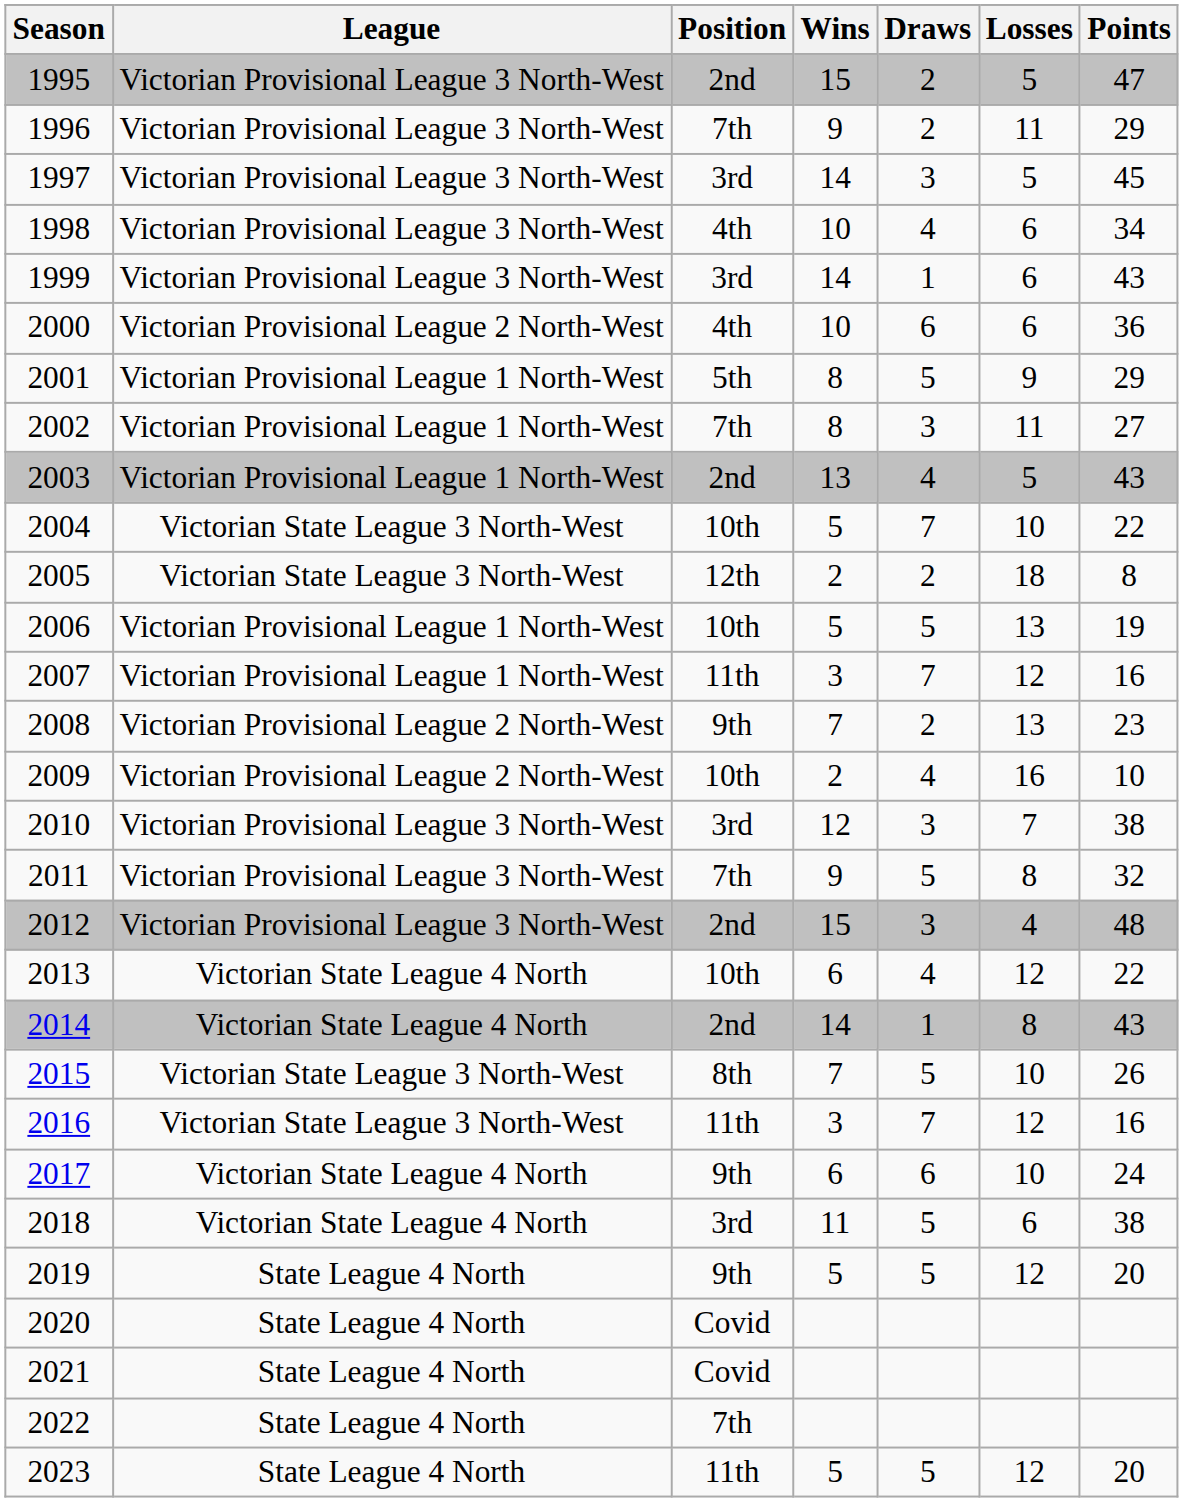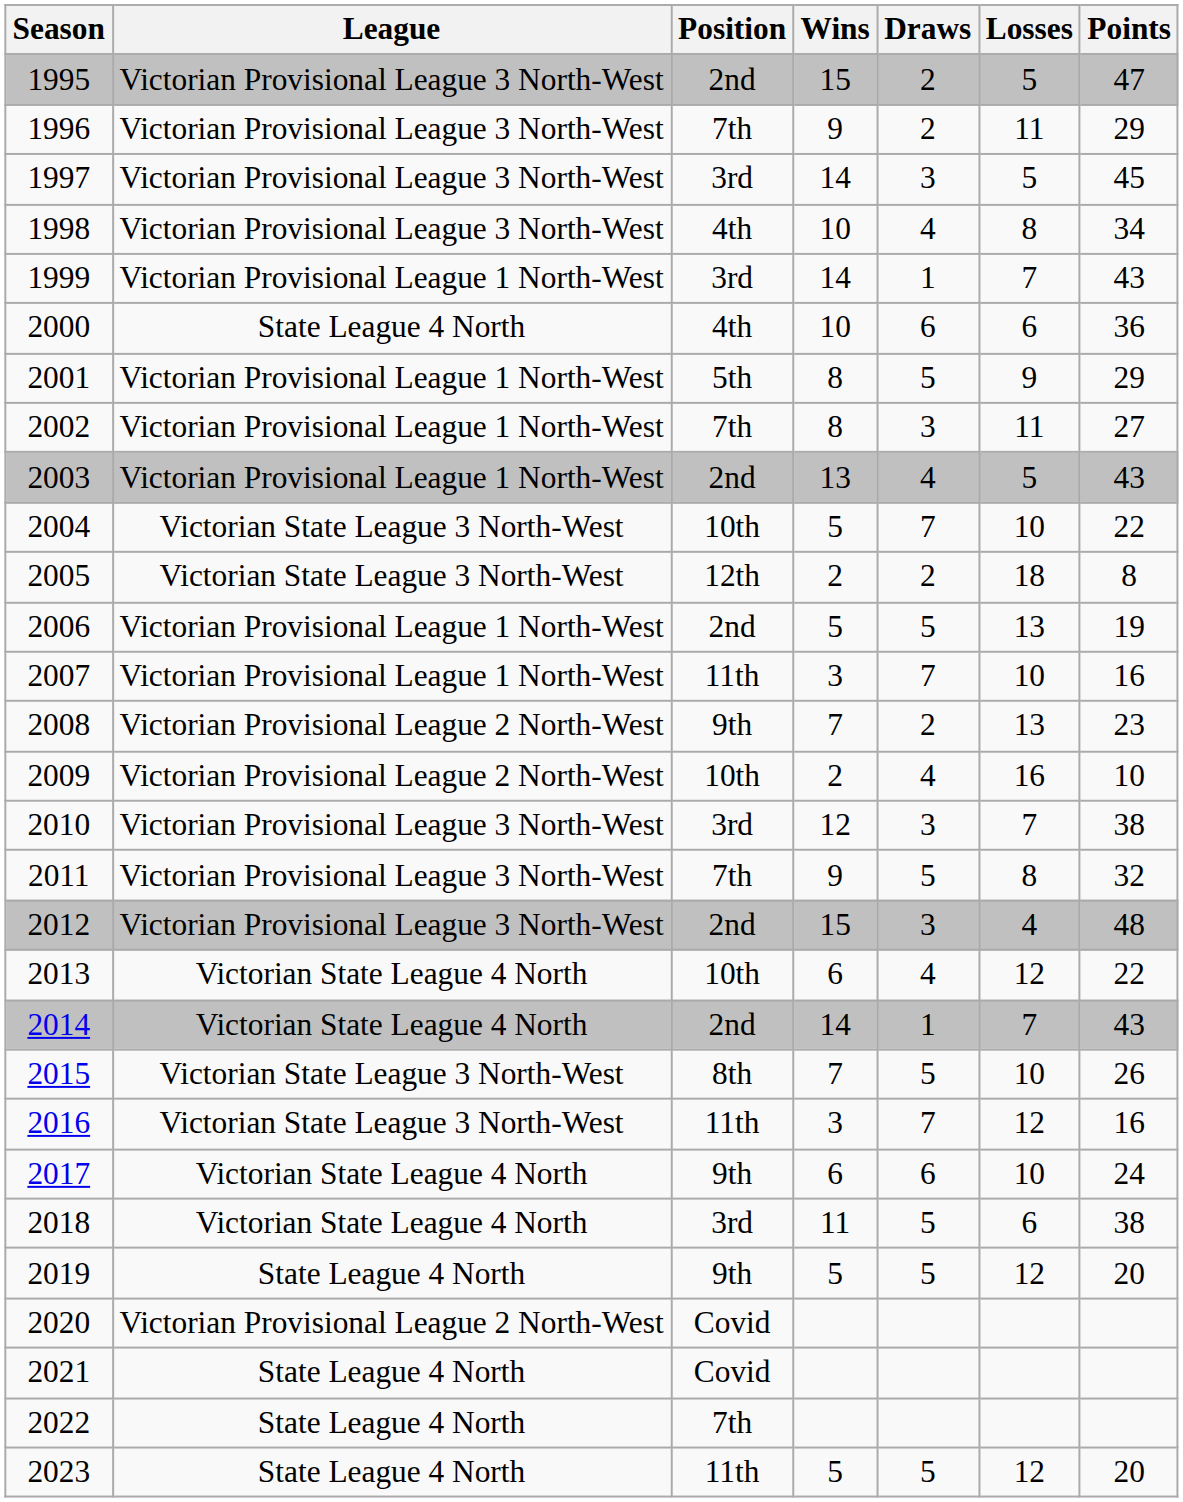(1029, 228) 6 -> (1029, 228) 8
(392, 278) Victorian Provisional League 3 North-West -> (392, 278) Victorian Provisional League 1 North-West
(1029, 278) 6 -> (1029, 278) 7
(392, 327) Victorian Provisional League 2 North-West -> (392, 327) State League 4 North
(732, 626) 10th -> (732, 626) 2nd
(1029, 675) 12 -> (1029, 675) 10
(1029, 1024) 8 -> (1029, 1024) 7
(392, 1322) State League 4 North -> (392, 1322) Victorian Provisional League 2 North-West
